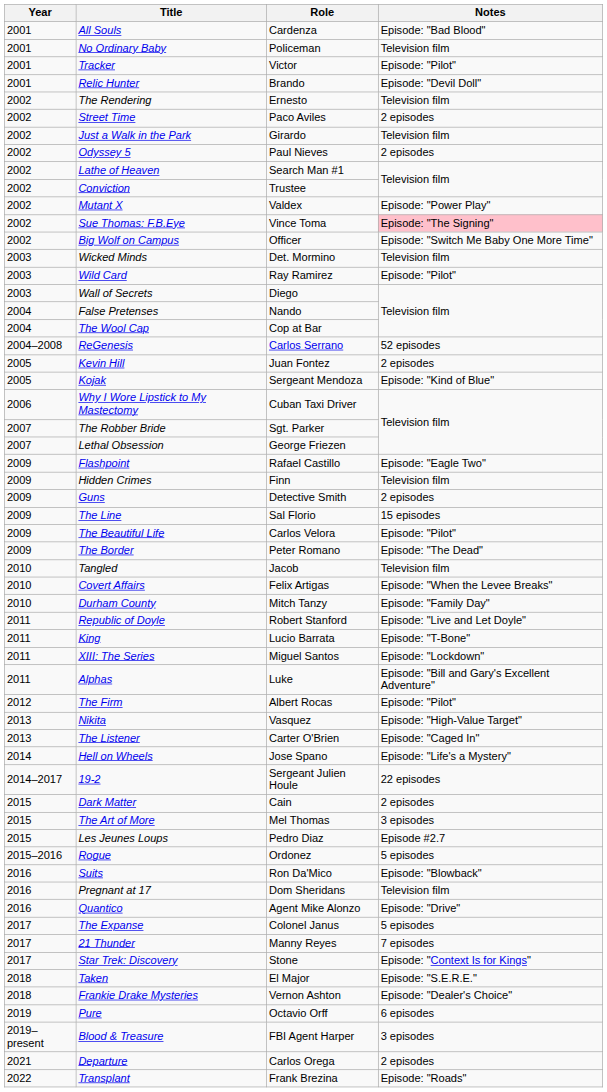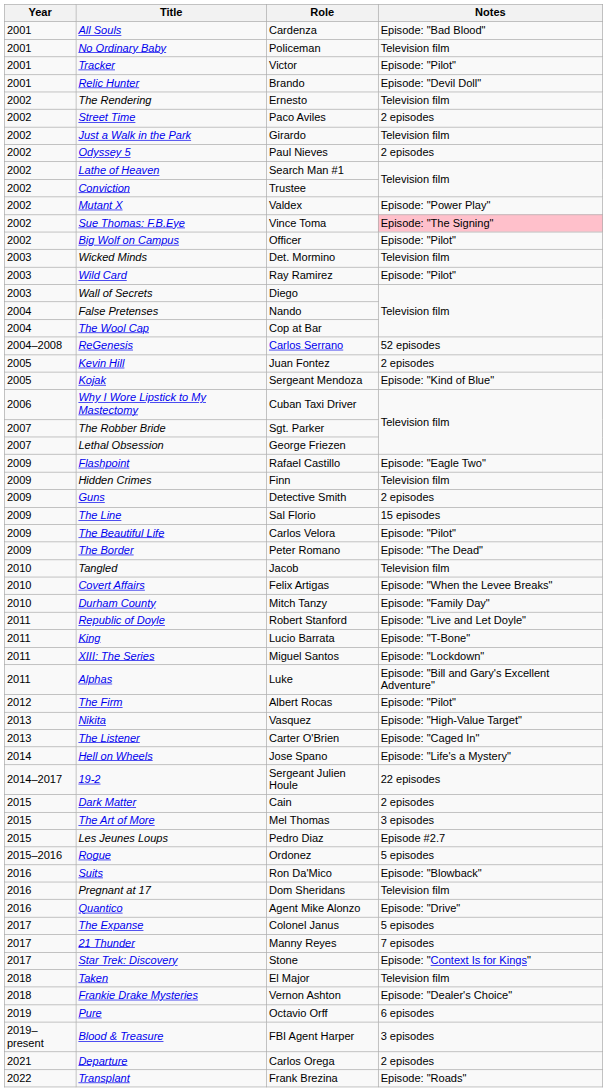(487, 240) Episode: "Switch Me Baby One More Time" -> (418, 240) Episode: "Pilot"
(429, 978) Episode: "S.E.R.E." -> (415, 978) Television film
